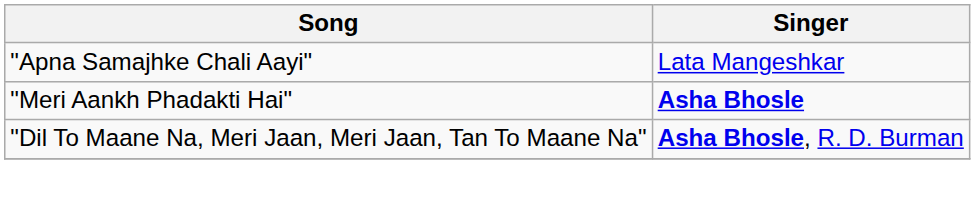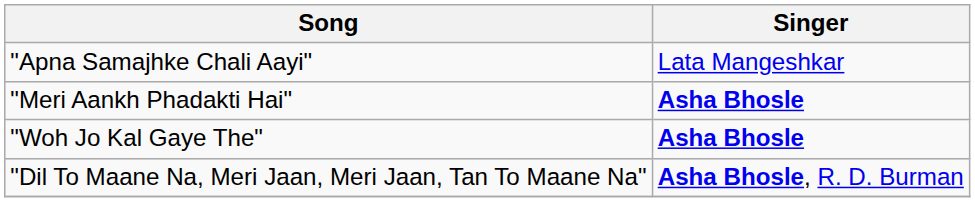+ row: (137, 138)
